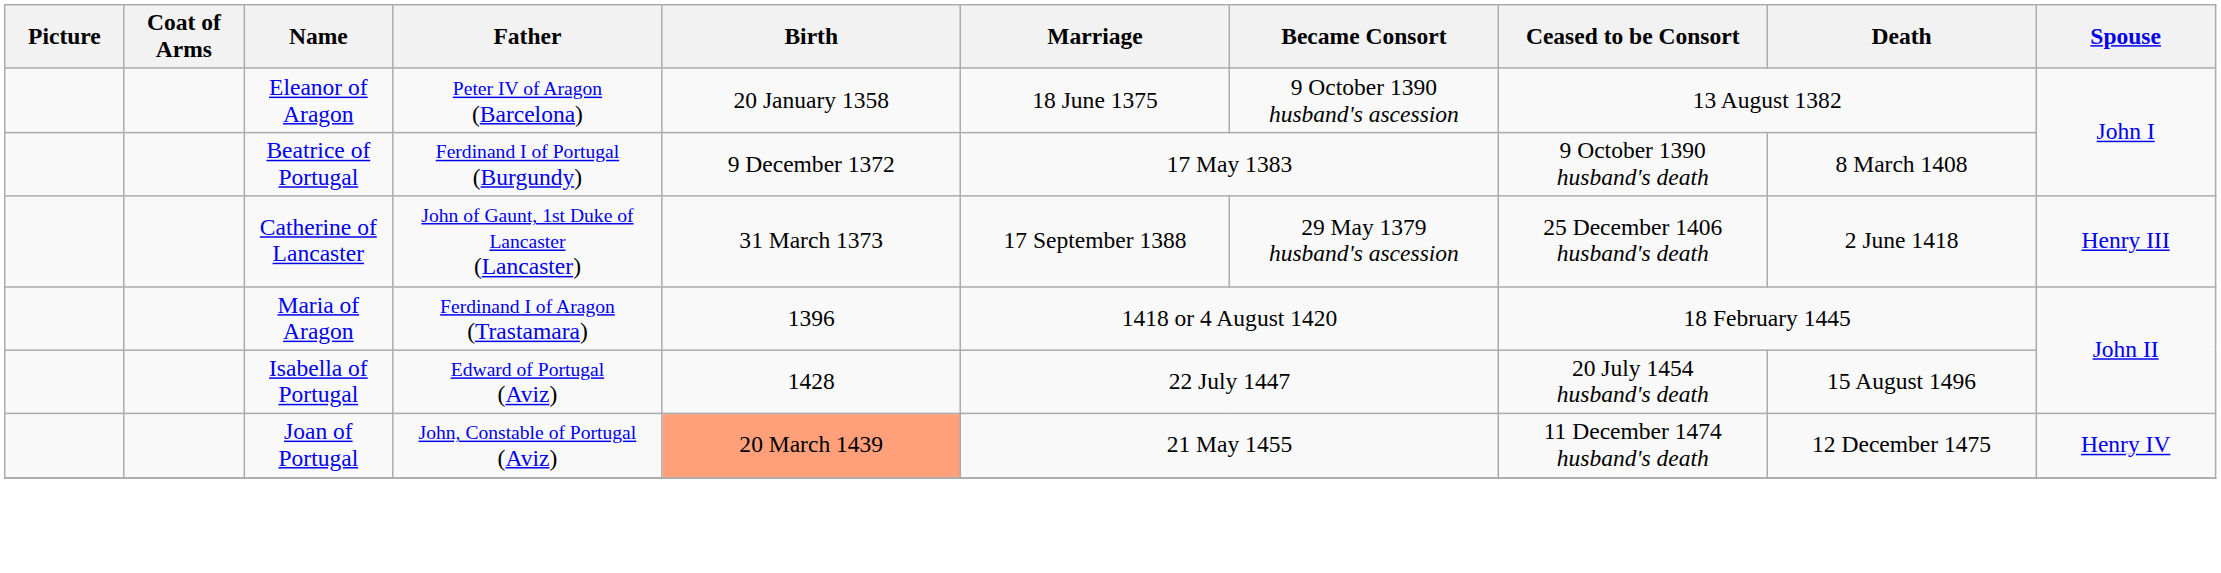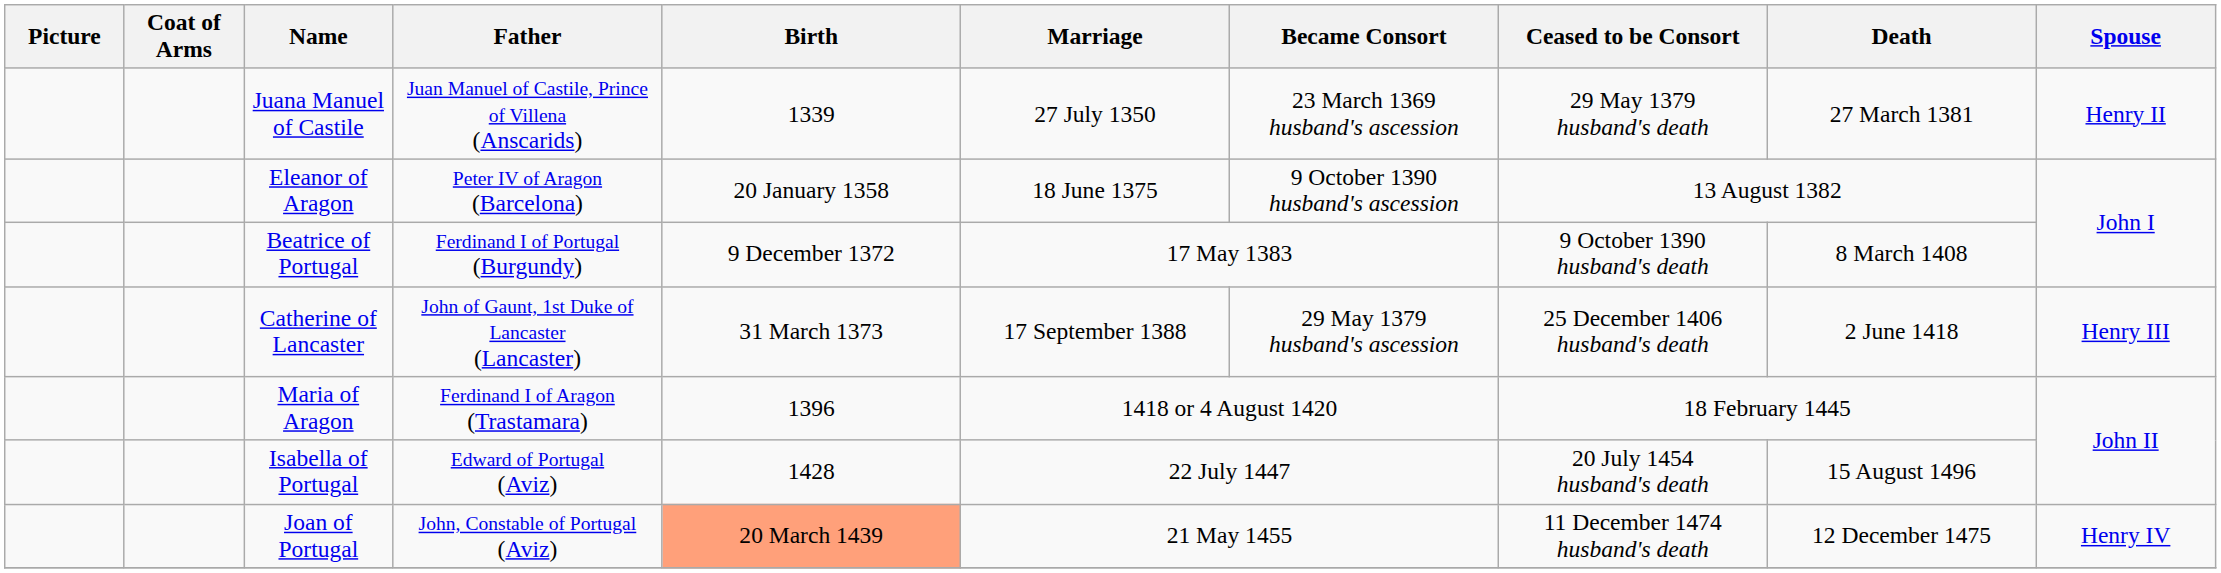+ row: (318, 113)
